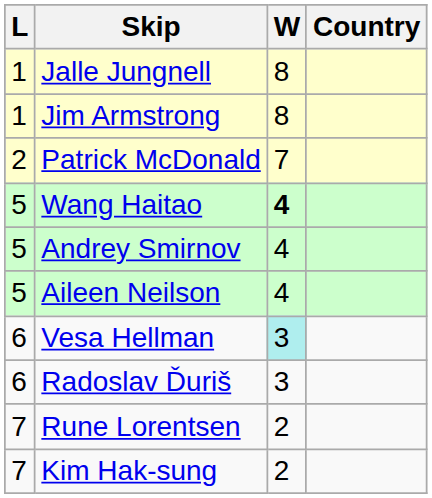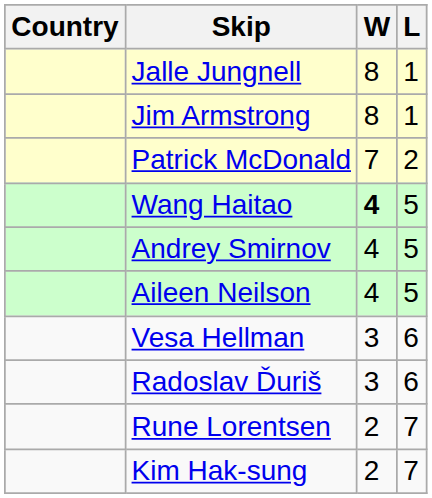columns swapped: (367, 26) <-> (20, 26)
(281, 337) paleturquoise background -> (372, 337) no background
